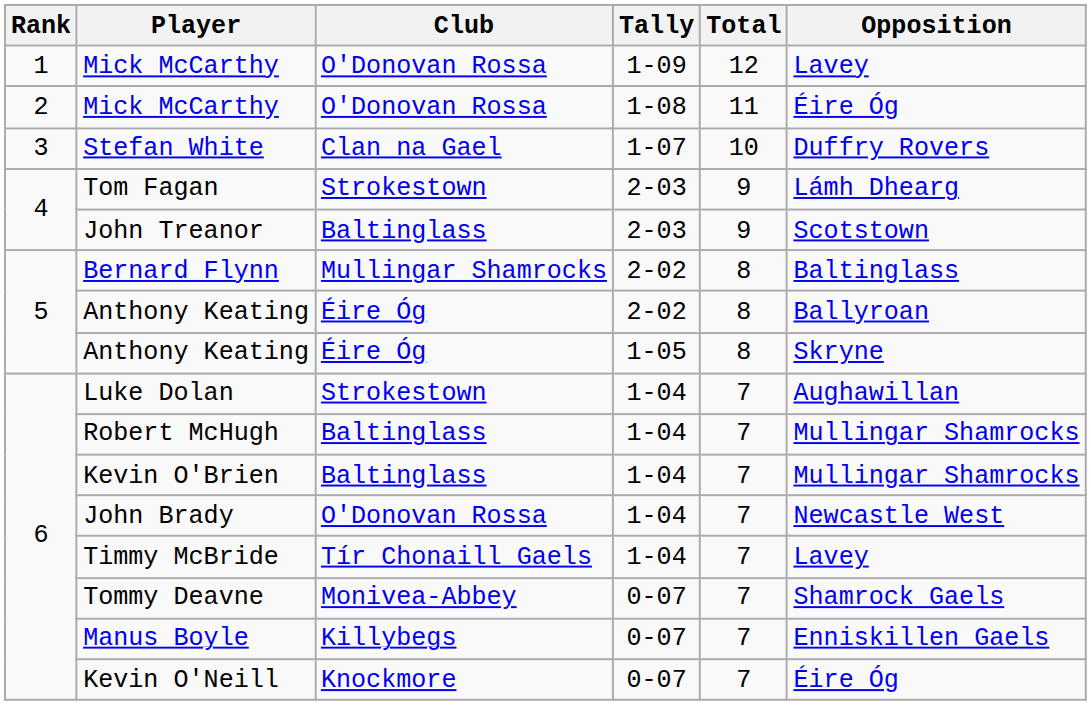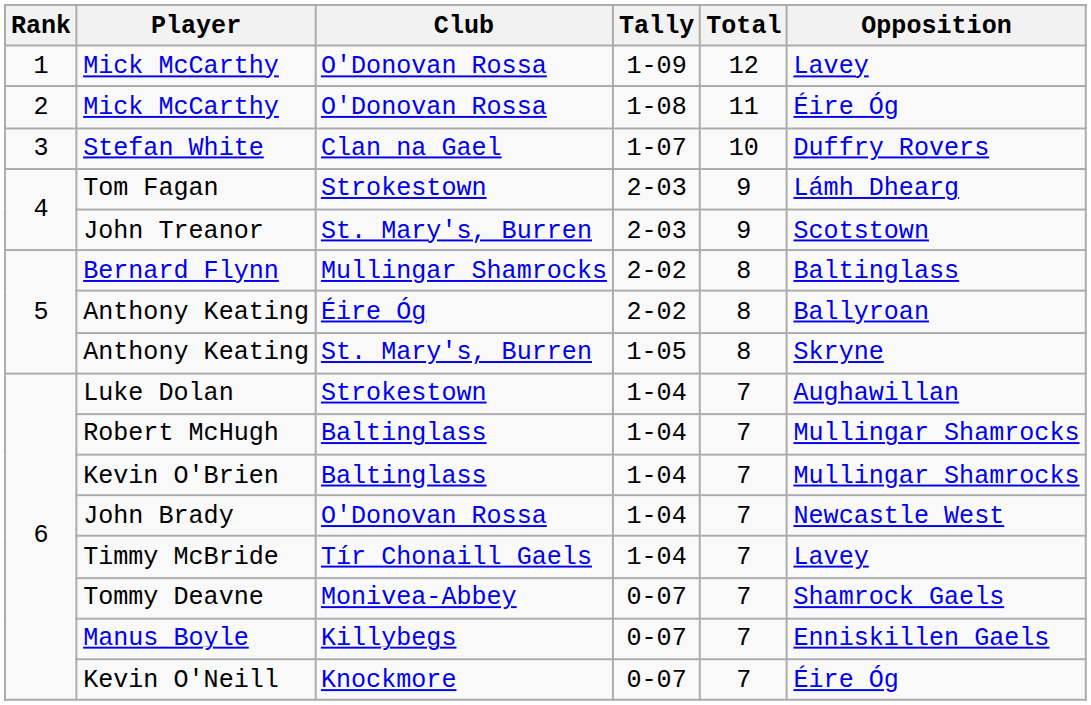(404, 230) Baltinglass -> (456, 230) St. Mary's, Burren
(374, 353) Éire Óg -> (456, 353) St. Mary's, Burren
